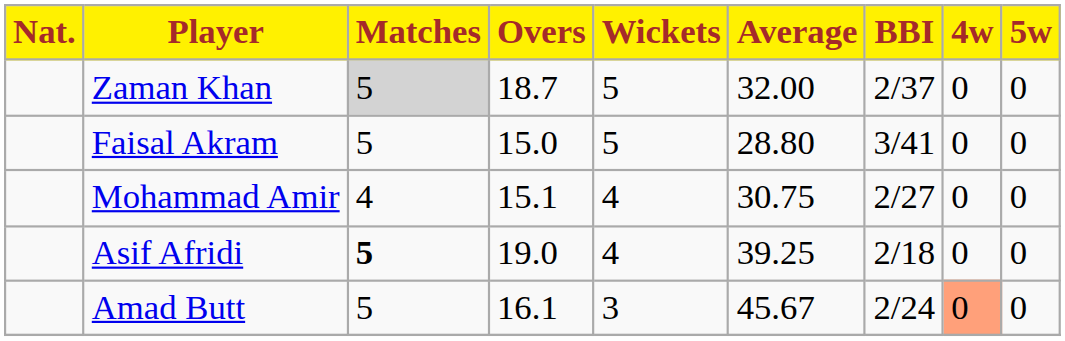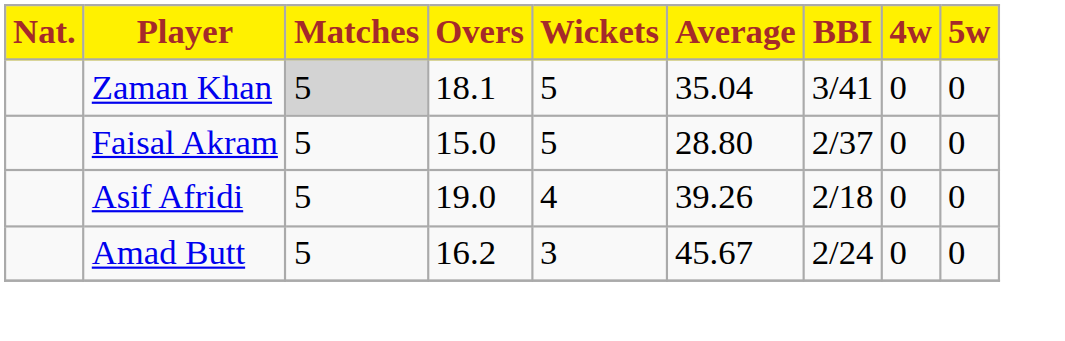(527, 87) 18.7 -> (466, 87) 18.1
(776, 87) 32.00 -> (714, 87) 35.04
(904, 87) 2/37 -> (843, 87) 3/41
(904, 142) 3/41 -> (843, 142) 2/37
- row: (216, 197)
(364, 252) bold -> (303, 197) normal
(776, 252) 39.25 -> (714, 197) 39.26
(527, 307) 16.1 -> (466, 252) 16.2
(960, 307) lightsalmon background -> (898, 252) no background
